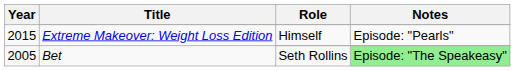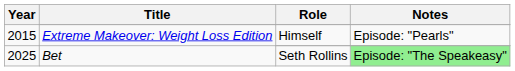(22, 55) 2005 -> (22, 55) 2025
